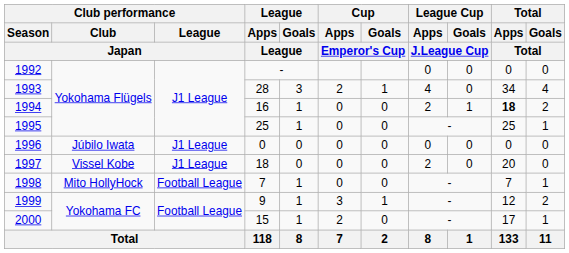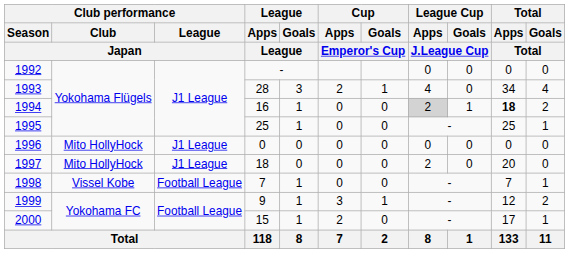(428, 107) no background -> (428, 107) lightgrey background
(103, 145) Júbilo Iwata -> (103, 145) Mito HollyHock
(103, 164) Vissel Kobe -> (103, 164) Mito HollyHock
(103, 182) Mito HollyHock -> (103, 182) Vissel Kobe
